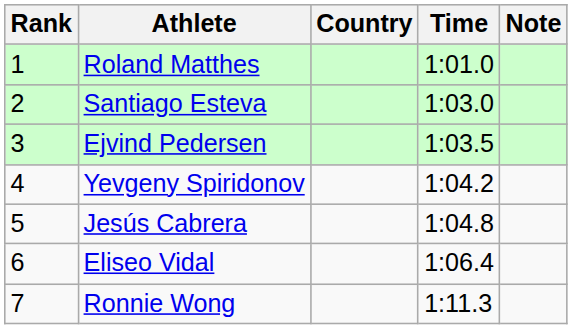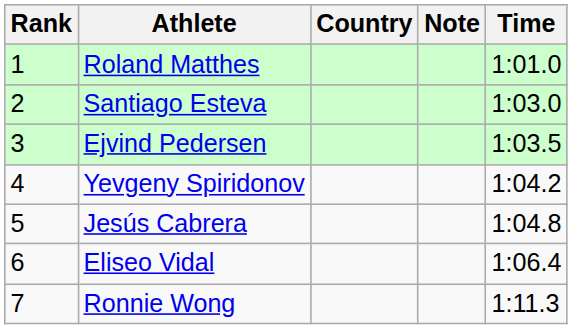columns swapped: (459, 24) <-> (533, 24)
